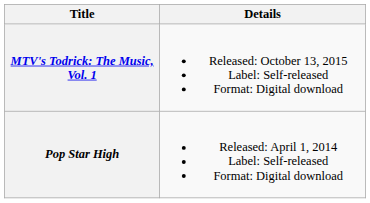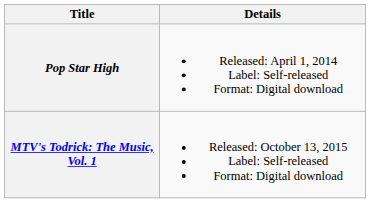rows swapped: (82, 154) <-> (82, 67)
